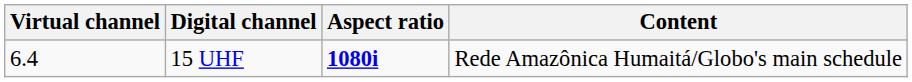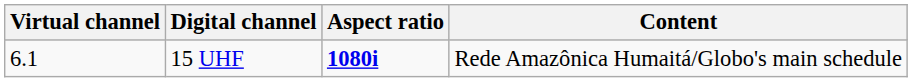(24, 58) 6.4 -> (24, 58) 6.1
